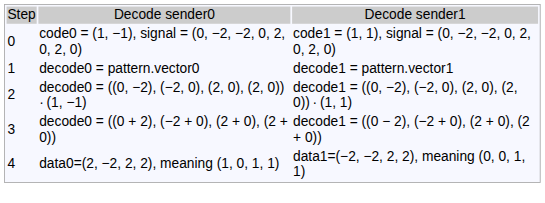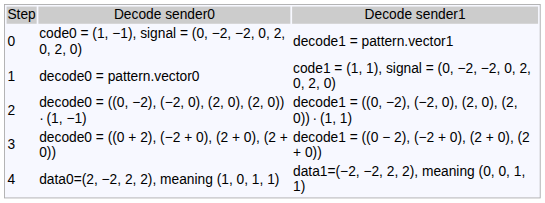(412, 41) code1 = (1, 1), signal = (0, −2, −2, 0, 2, 0, 2, 0) -> (373, 41) decode1 = pattern.vector1
(373, 68) decode1 = pattern.vector1 -> (412, 76) code1 = (1, 1), signal = (0, −2, −2, 0, 2, 0, 2, 0)
